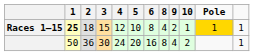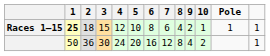+ column: (167, 12)
(214, 28) gold background -> (230, 28) no background
